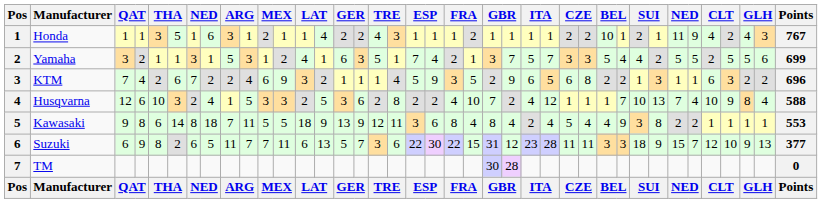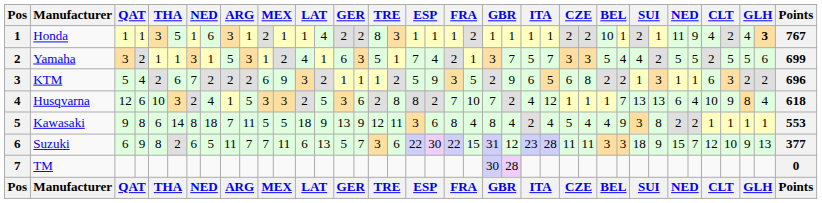(378, 36) 4 -> (378, 36) 8
(765, 36) normal -> (765, 36) bold
(125, 79) 7 -> (125, 79) 5
(249, 79) 4 -> (249, 79) 2
(397, 79) 4 -> (397, 79) 2
(416, 101) 2 -> (416, 101) 8
(454, 101) 4 -> (454, 101) 7
(639, 101) 10 -> (639, 101) 13
(678, 101) 7 -> (678, 101) 6
(796, 101) 588 -> (796, 101) 618
